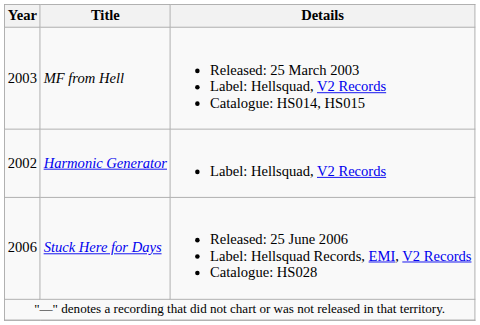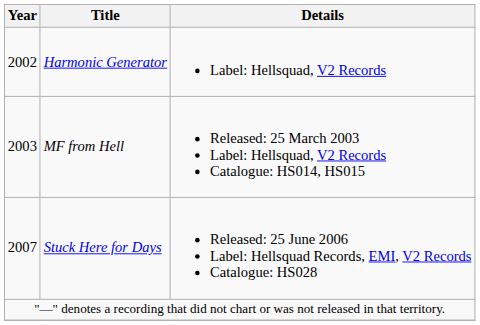rows swapped: (105, 163) <-> (84, 78)
(22, 248) 2006 -> (22, 248) 2007
